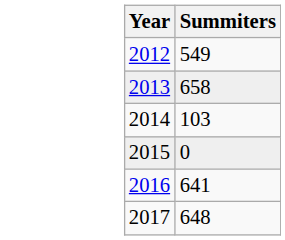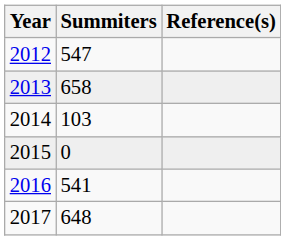+ column: (221, 21)
(195, 54) 549 -> (76, 54) 547
(195, 185) 641 -> (76, 185) 541
